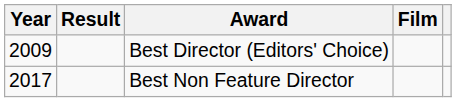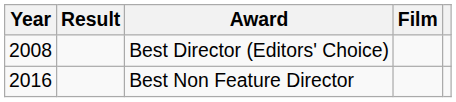(31, 50) 2009 -> (31, 50) 2008
(31, 81) 2017 -> (31, 81) 2016
